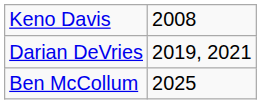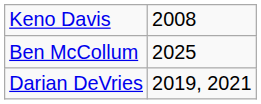rows swapped: (76, 51) <-> (74, 83)
